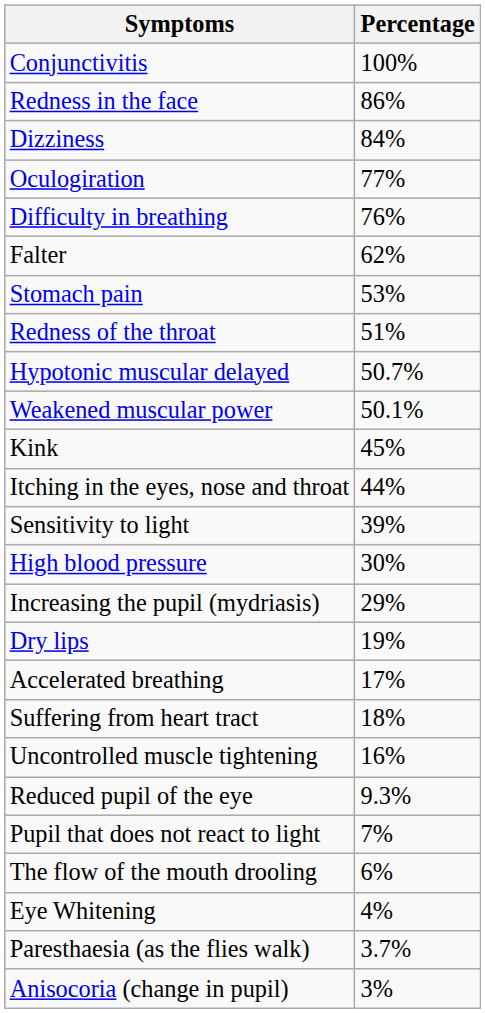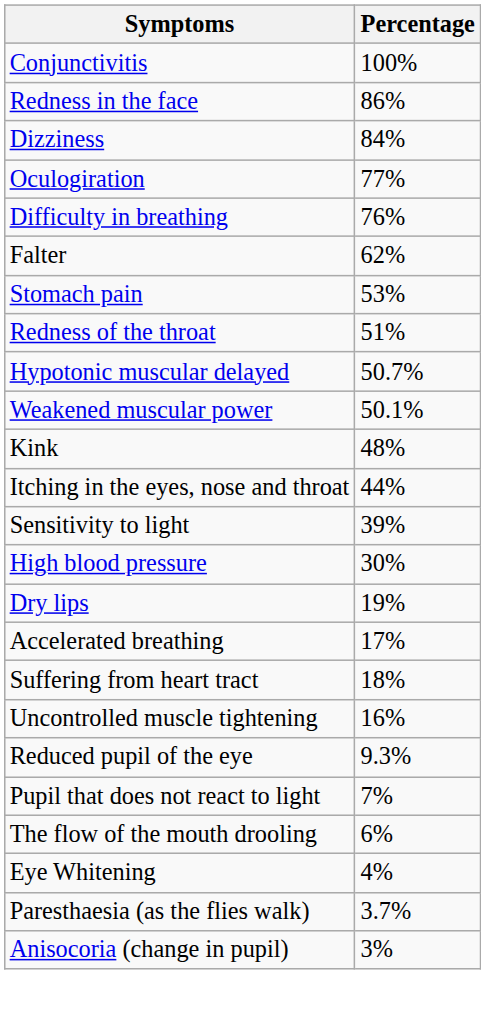(383, 448) 45% -> (383, 448) 48%
- row: (165, 602)
